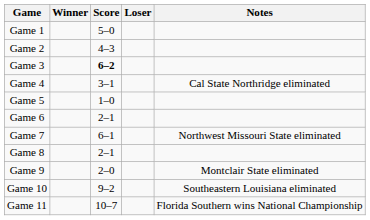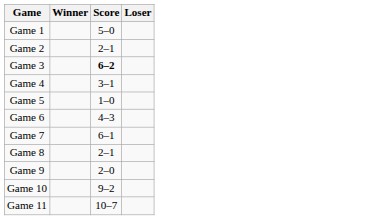- column: (260, 13)
(106, 48) 4–3 -> (106, 48) 2–1
(106, 118) 2–1 -> (106, 118) 4–3
